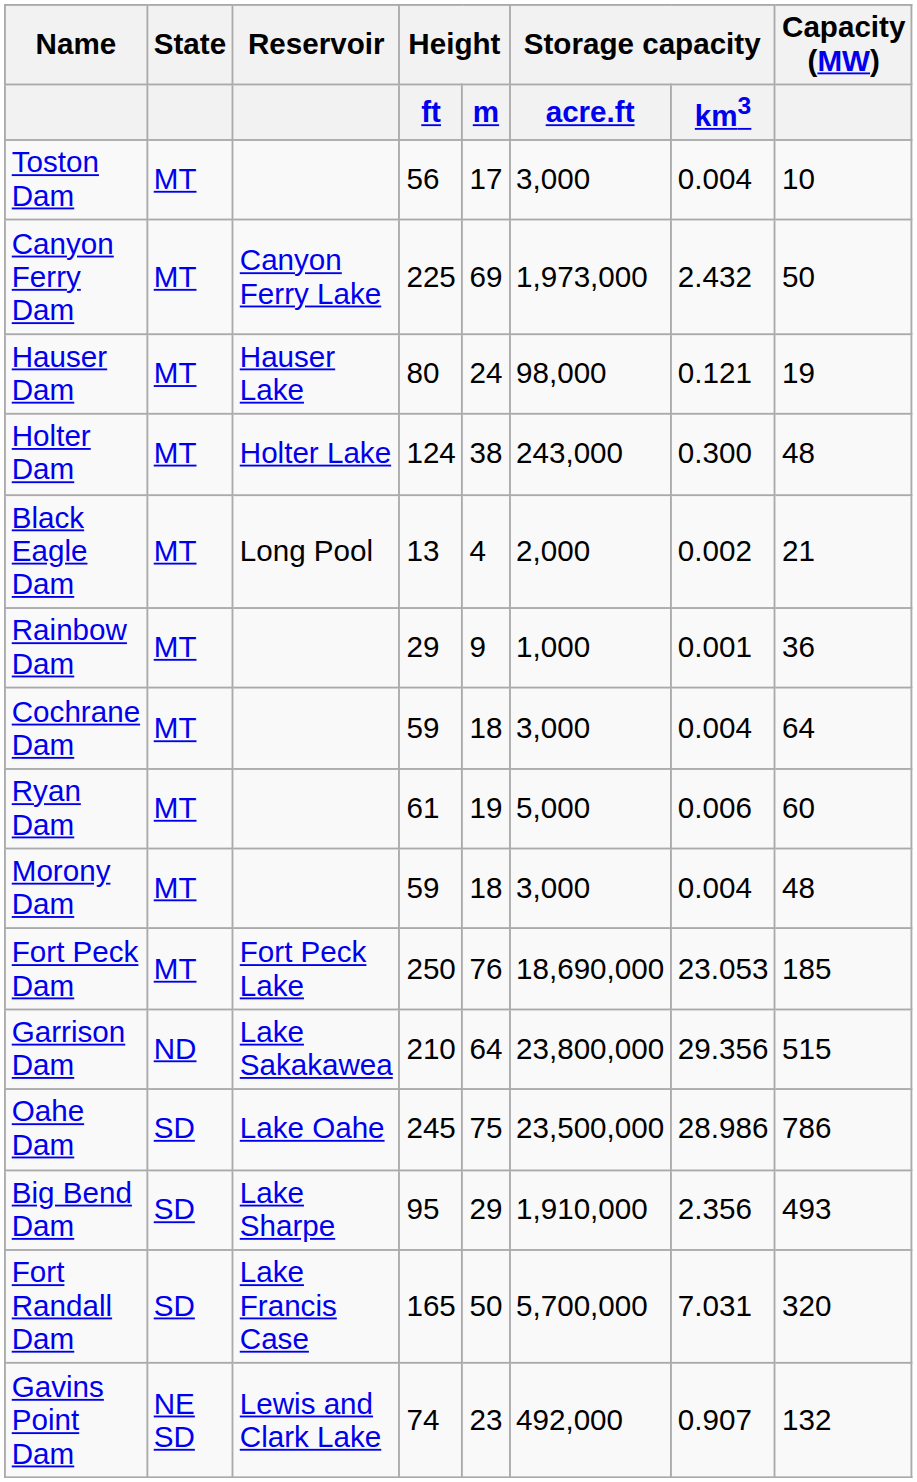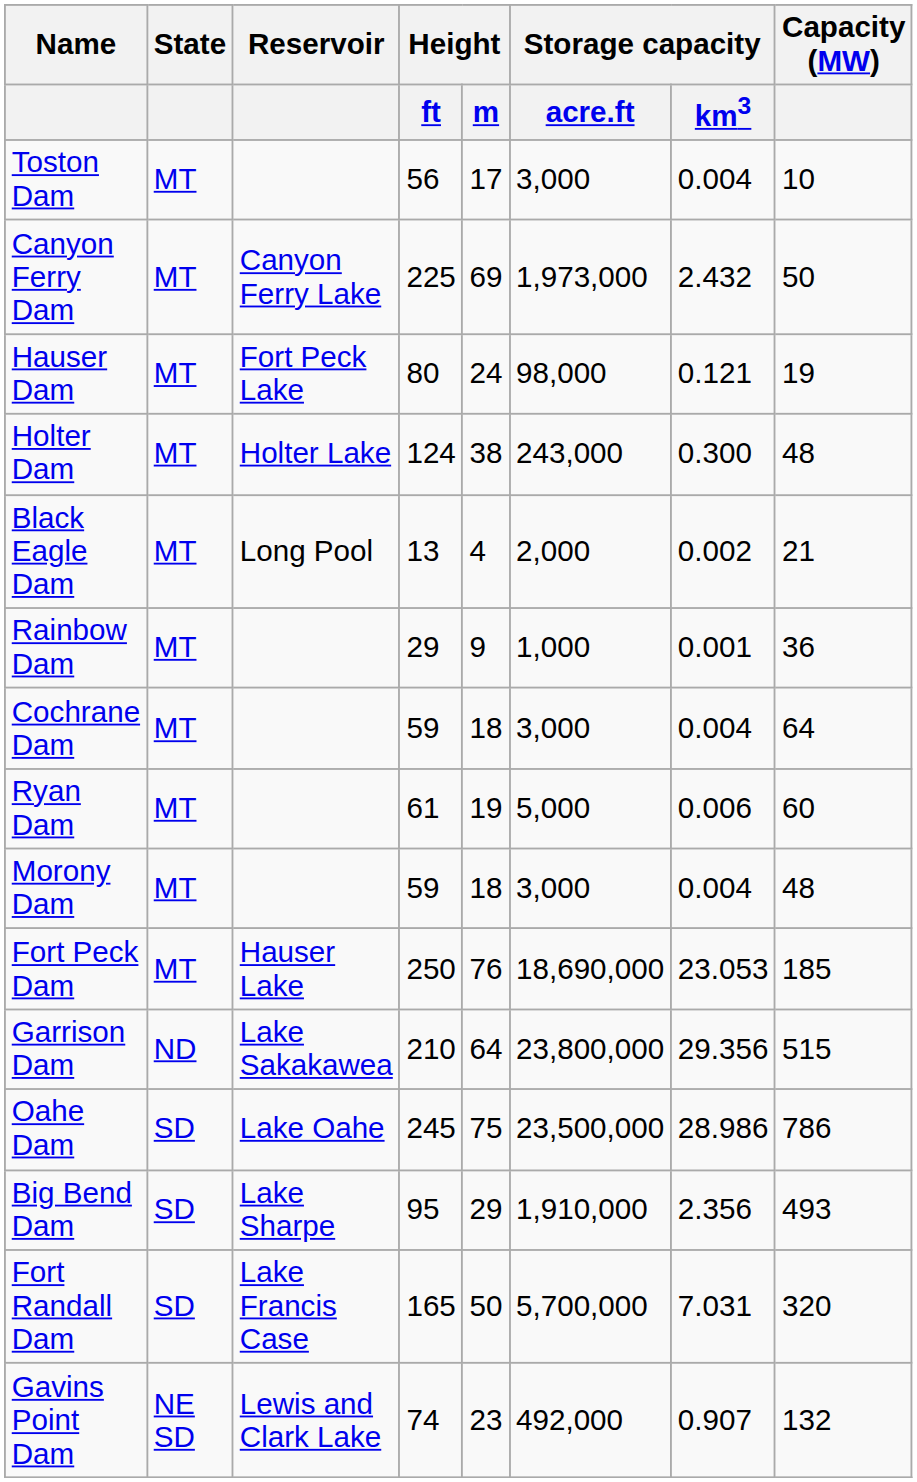(287, 373) Hauser Lake -> (303, 373) Fort Peck Lake
(303, 968) Fort Peck Lake -> (287, 968) Hauser Lake
